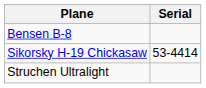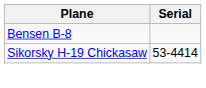- row: (58, 72)
